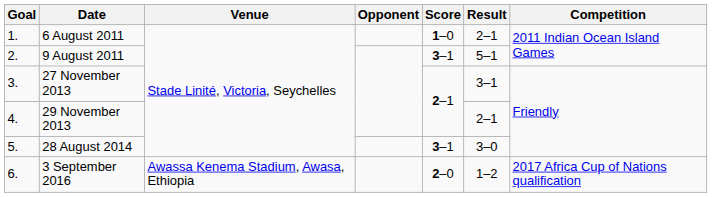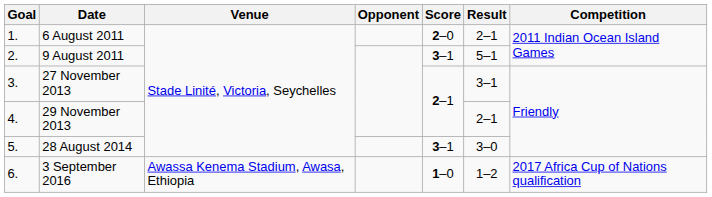(443, 35) 1–0 -> (443, 35) 2–0
(443, 174) 2–0 -> (443, 174) 1–0
